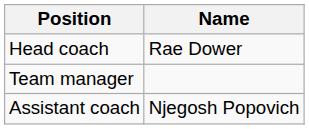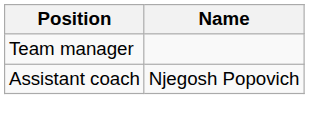- row: (59, 49)
